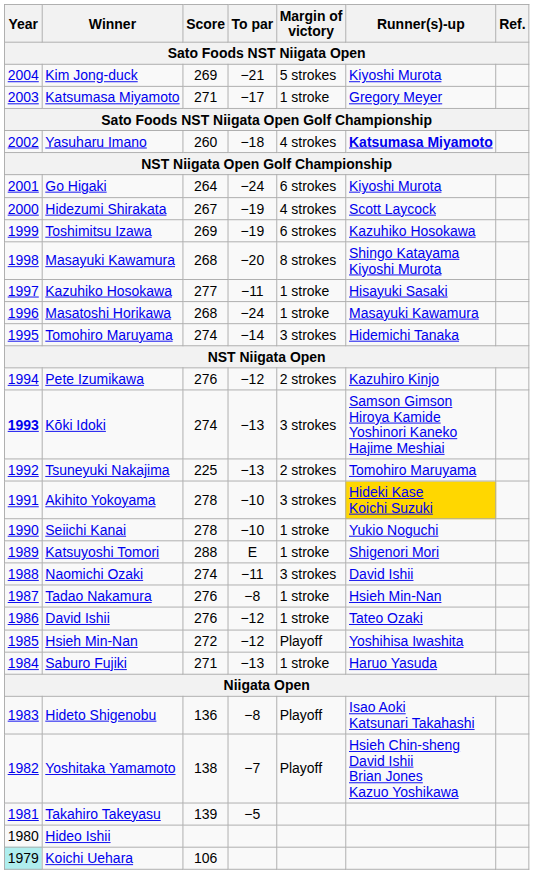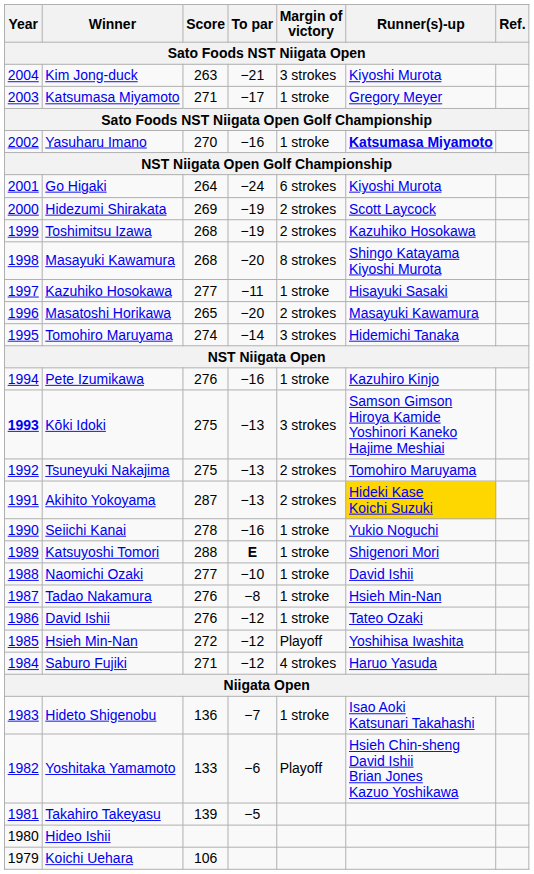(206, 76) 269 -> (206, 76) 263
(308, 76) 5 strokes -> (308, 76) 3 strokes
(206, 142) 260 -> (206, 142) 270
(252, 142) −18 -> (252, 142) −16
(308, 142) 4 strokes -> (304, 142) 1 stroke
(206, 208) 267 -> (206, 208) 269
(308, 208) 4 strokes -> (308, 208) 2 strokes
(206, 231) 269 -> (206, 231) 268
(308, 231) 6 strokes -> (308, 231) 2 strokes
(206, 313) 268 -> (206, 313) 265
(252, 313) −24 -> (252, 313) −20
(304, 313) 1 stroke -> (308, 313) 2 strokes
(252, 379) −12 -> (252, 379) −16
(308, 379) 2 strokes -> (304, 379) 1 stroke
(206, 425) 274 -> (206, 425) 275
(206, 470) 225 -> (206, 470) 275
(206, 500) 278 -> (206, 500) 287
(252, 500) −10 -> (252, 500) −13
(308, 500) 3 strokes -> (308, 500) 2 strokes
(252, 530) −10 -> (252, 530) −16
(252, 552) normal -> (252, 552) bold
(206, 574) 274 -> (206, 574) 277
(252, 574) −11 -> (252, 574) −10
(308, 574) 3 strokes -> (304, 574) 1 stroke
(252, 663) −13 -> (252, 663) −12
(304, 663) 1 stroke -> (308, 663) 4 strokes
(252, 715) −8 -> (252, 715) −7
(301, 715) Playoff -> (304, 715) 1 stroke
(206, 769) 138 -> (206, 769) 133
(252, 769) −7 -> (252, 769) −6
(23, 858) paleturquoise background -> (23, 858) no background
